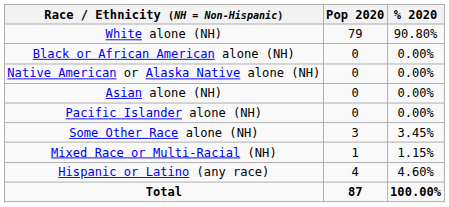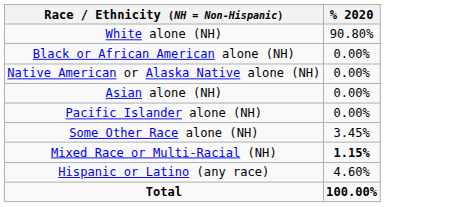- column: (355, 14)
(416, 152) normal -> (352, 152) bold
